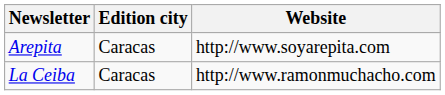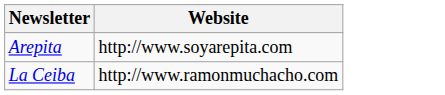- column: (143, 18)
